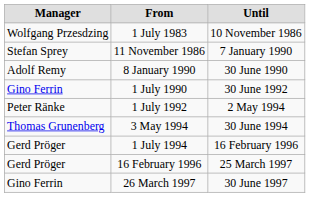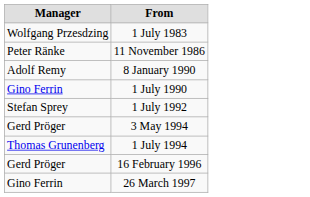- column: (256, 13)
(38, 51) Stefan Sprey -> (36, 51) Peter Ränke
(36, 107) Peter Ränke -> (38, 107) Stefan Sprey
(56, 126) Thomas Grunenberg -> (36, 126) Gerd Pröger
(36, 145) Gerd Pröger -> (56, 145) Thomas Grunenberg
